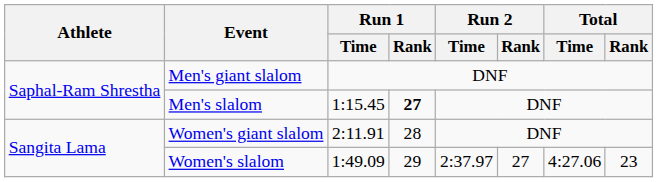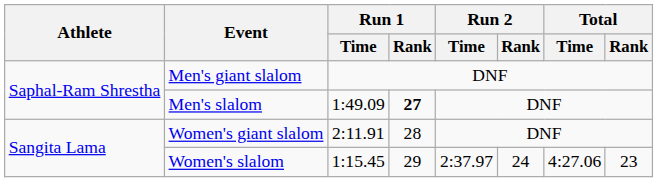(358, 104) 1:15.45 -> (358, 104) 1:49.09
(358, 162) 1:49.09 -> (358, 162) 1:15.45
(521, 162) 27 -> (521, 162) 24
